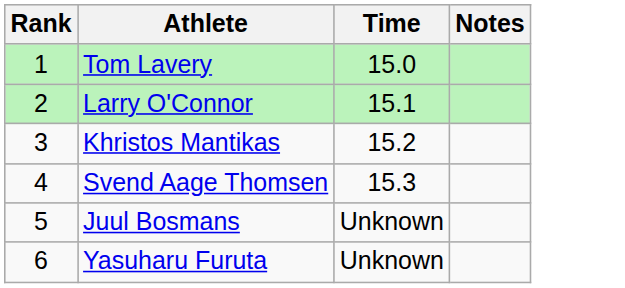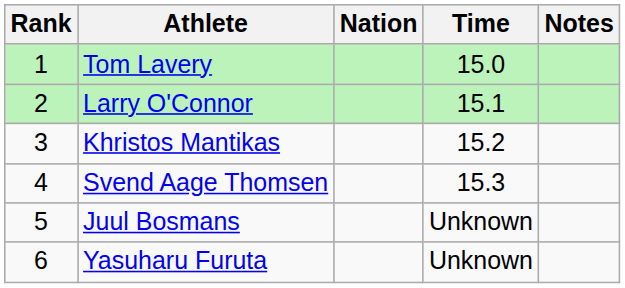+ column: (379, 24)
